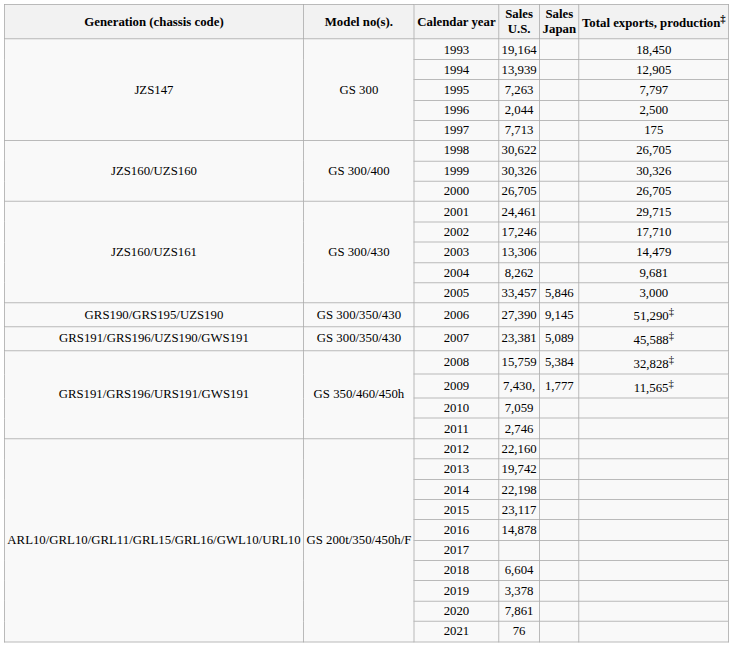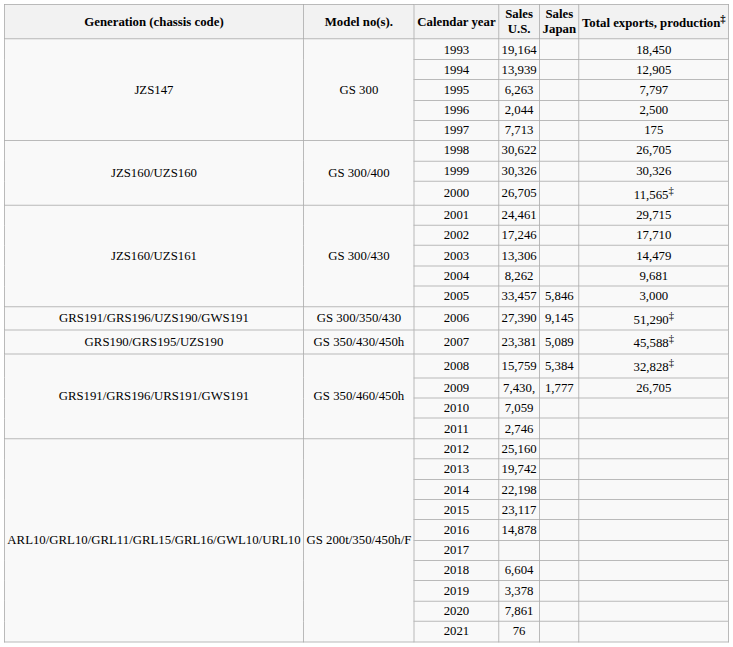(519, 89) 7,263 -> (519, 89) 6,263
(654, 191) 26,705 -> (654, 193) 11,565‡
(154, 314) GRS190/GRS195/UZS190 -> (154, 318) GRS191/GRS196/UZS190/GWS191
(154, 338) GRS191/GRS196/UZS190/GWS191 -> (154, 342) GRS190/GRS195/UZS190
(359, 338) GS 300/350/430 -> (359, 342) GS 350/430/450h
(654, 386) 11,565‡ -> (654, 388) 26,705
(519, 448) 22,160 -> (519, 448) 25,160
